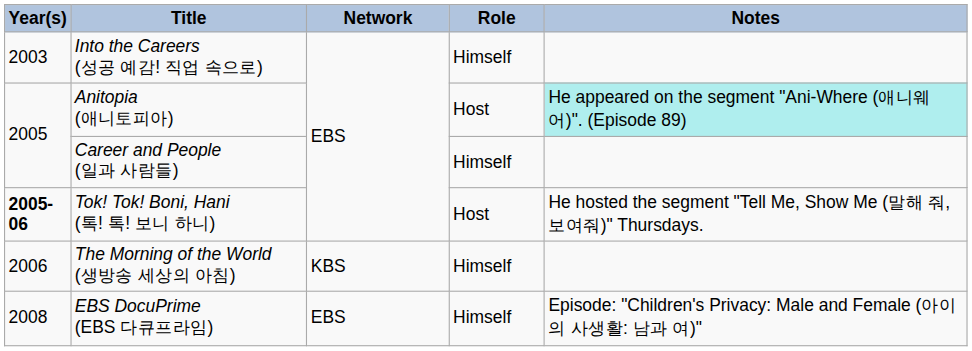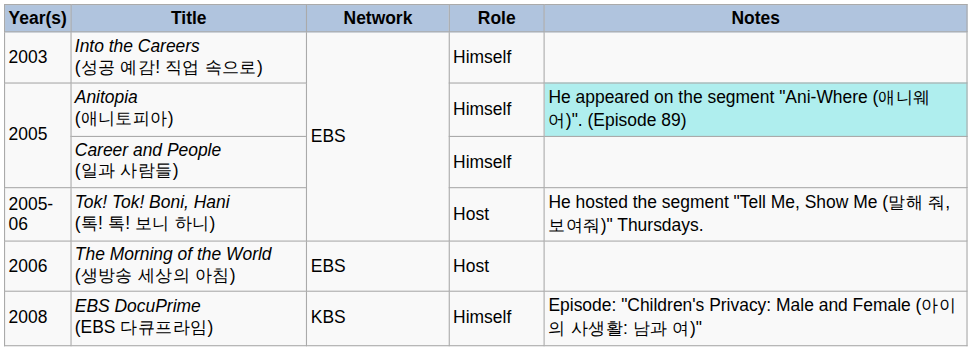(471, 109) Host -> (482, 109) Himself
(31, 213) bold -> (31, 213) normal
(328, 266) KBS -> (328, 266) EBS
(482, 266) Himself -> (471, 266) Host
(328, 318) EBS -> (328, 318) KBS
